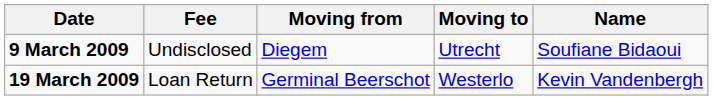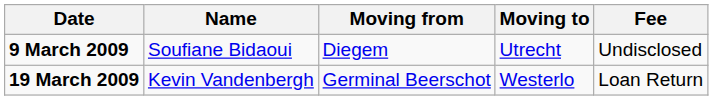columns swapped: (620, 19) <-> (200, 19)
